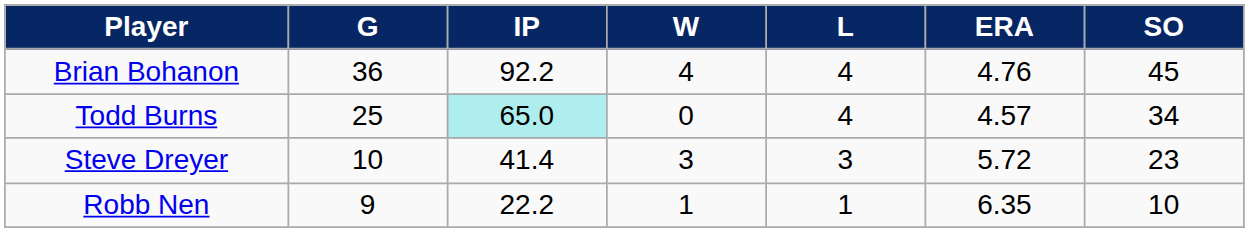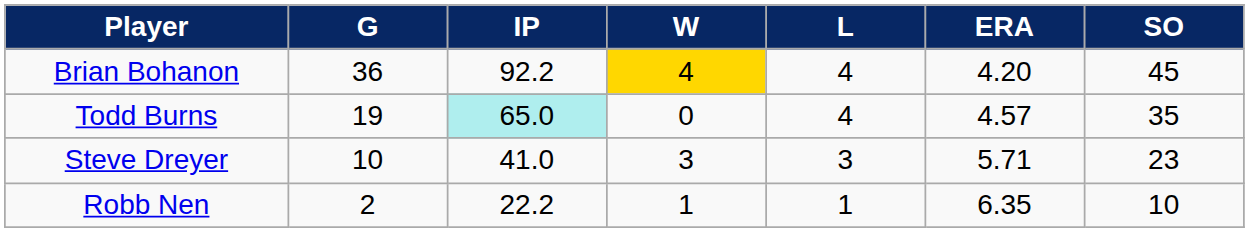(686, 71) no background -> (686, 71) gold background
(1004, 71) 4.76 -> (1004, 71) 4.20
(368, 115) 25 -> (368, 115) 19
(1164, 115) 34 -> (1164, 115) 35
(527, 159) 41.4 -> (527, 159) 41.0
(1004, 159) 5.72 -> (1004, 159) 5.71
(368, 204) 9 -> (368, 204) 2
